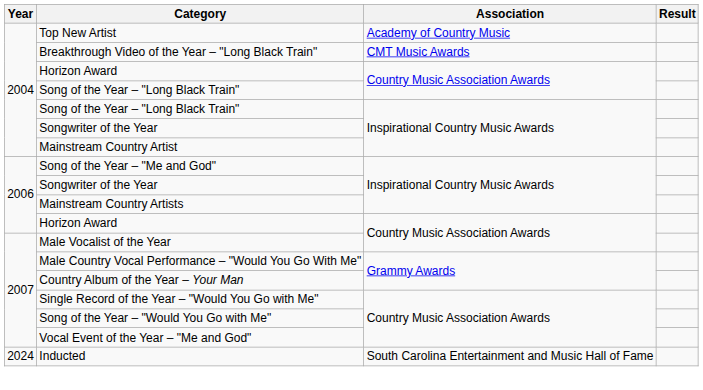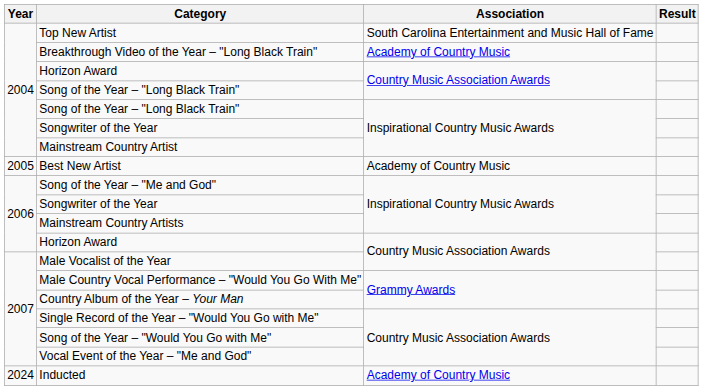(438, 33) Academy of Country Music -> (510, 33) South Carolina Entertainment and Music Hall of Fame
(418, 52) CMT Music Awards -> (438, 52) Academy of Country Music
+ row: (20, 166)
(510, 356) South Carolina Entertainment and Music Hall of Fame -> (438, 375) Academy of Country Music
